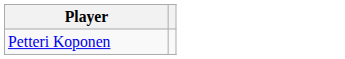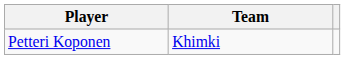+ column: (251, 16)
